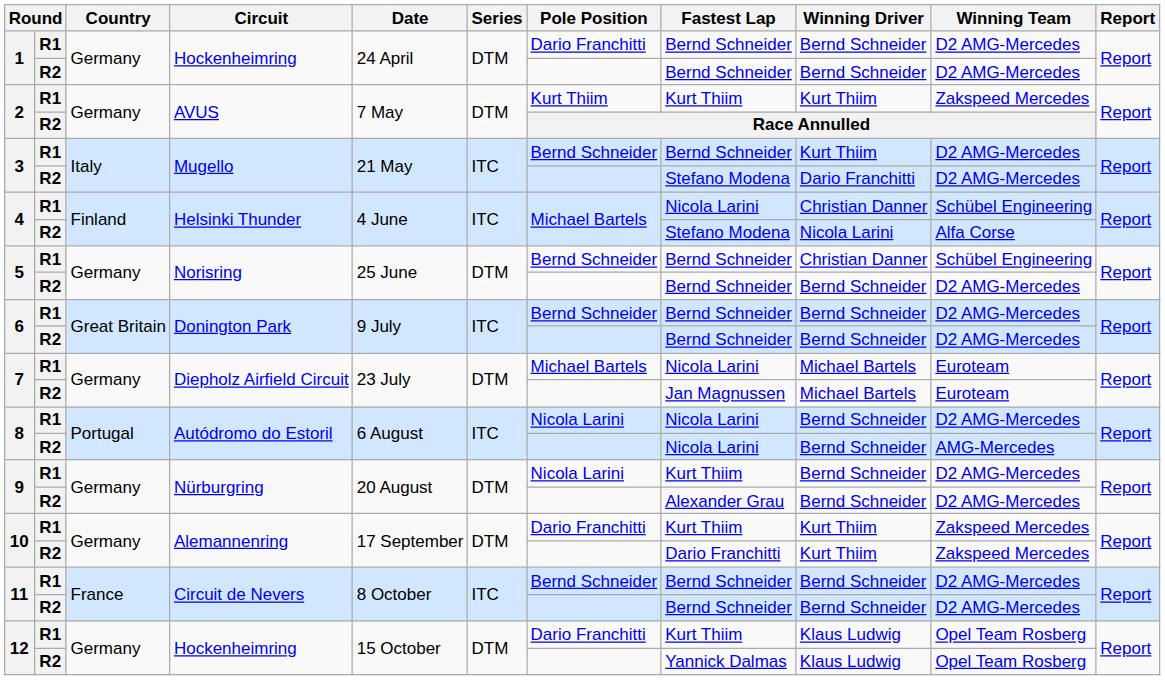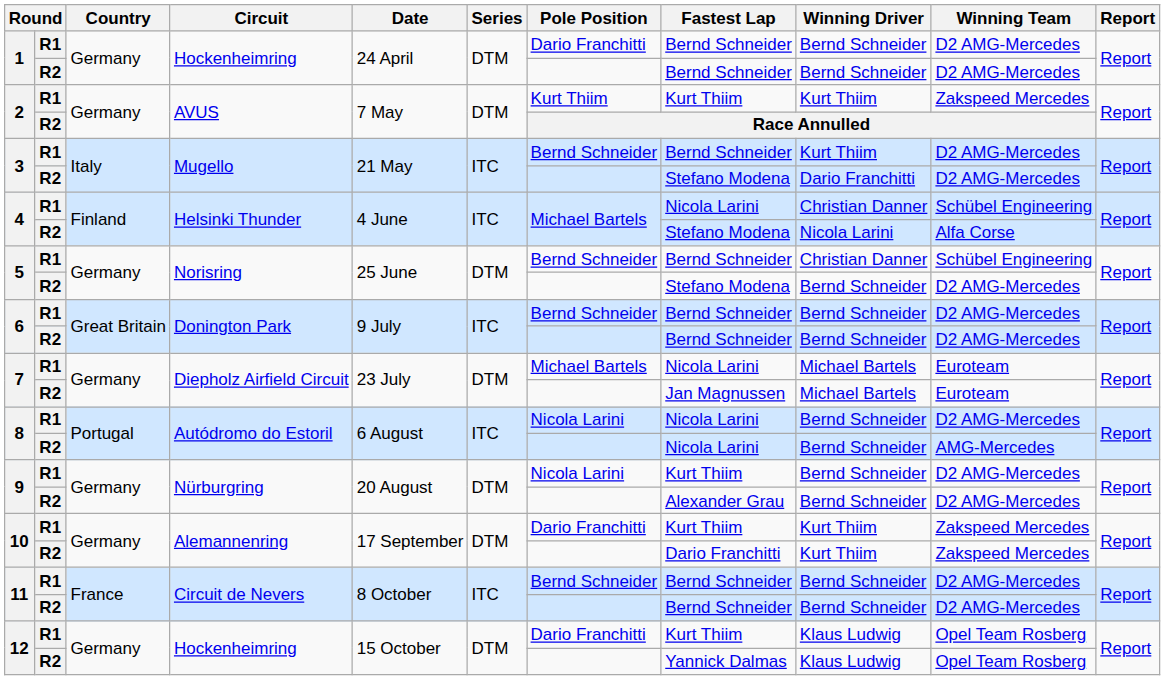(729, 286) Bernd Schneider -> (728, 286) Stefano Modena
